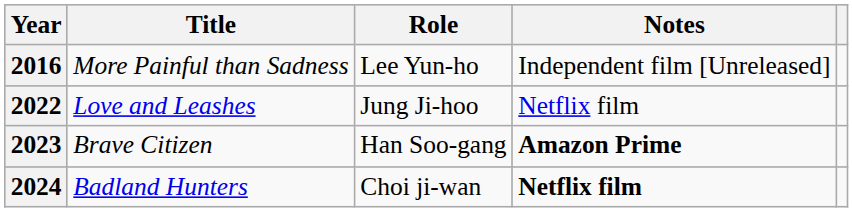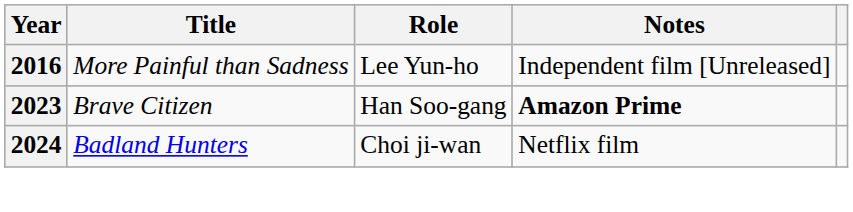- row: (36, 105)
(580, 186) bold -> (579, 145) normal
